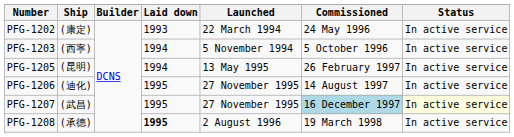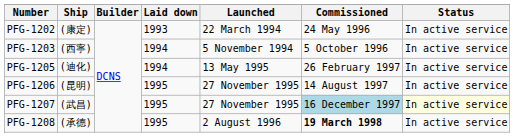(76, 67) (昆明) -> (76, 67) (迪化)
(76, 85) (迪化) -> (76, 85) (昆明)
(156, 123) bold -> (156, 123) normal
(343, 123) normal -> (343, 123) bold
